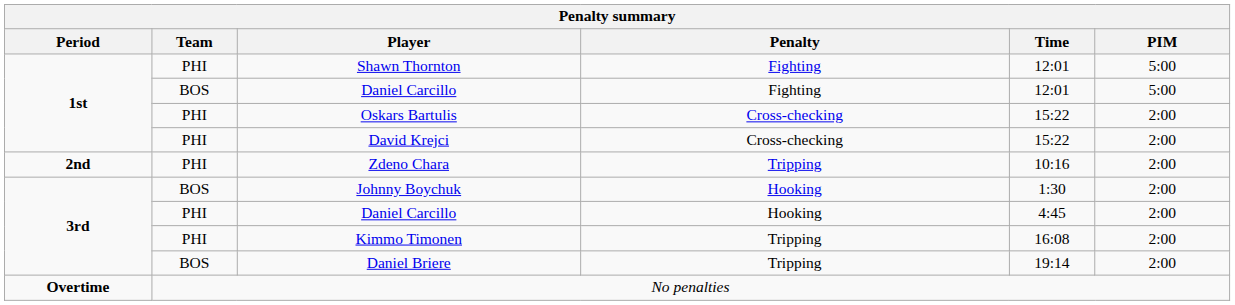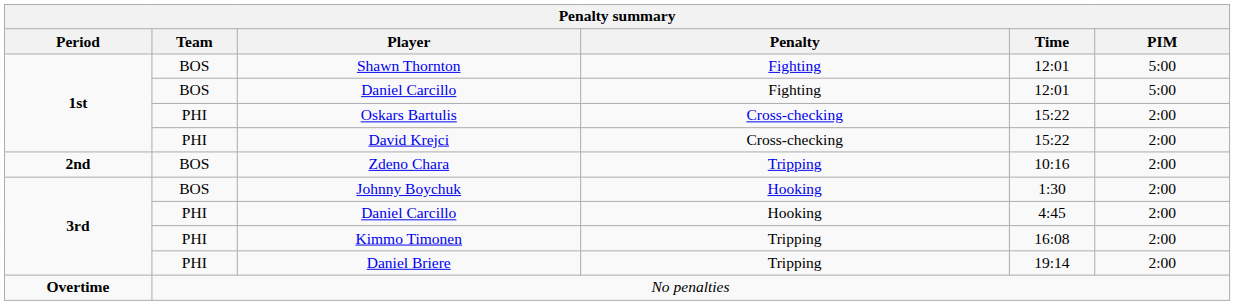(194, 66) PHI -> (194, 66) BOS
(194, 164) PHI -> (194, 164) BOS
(194, 262) BOS -> (194, 262) PHI
